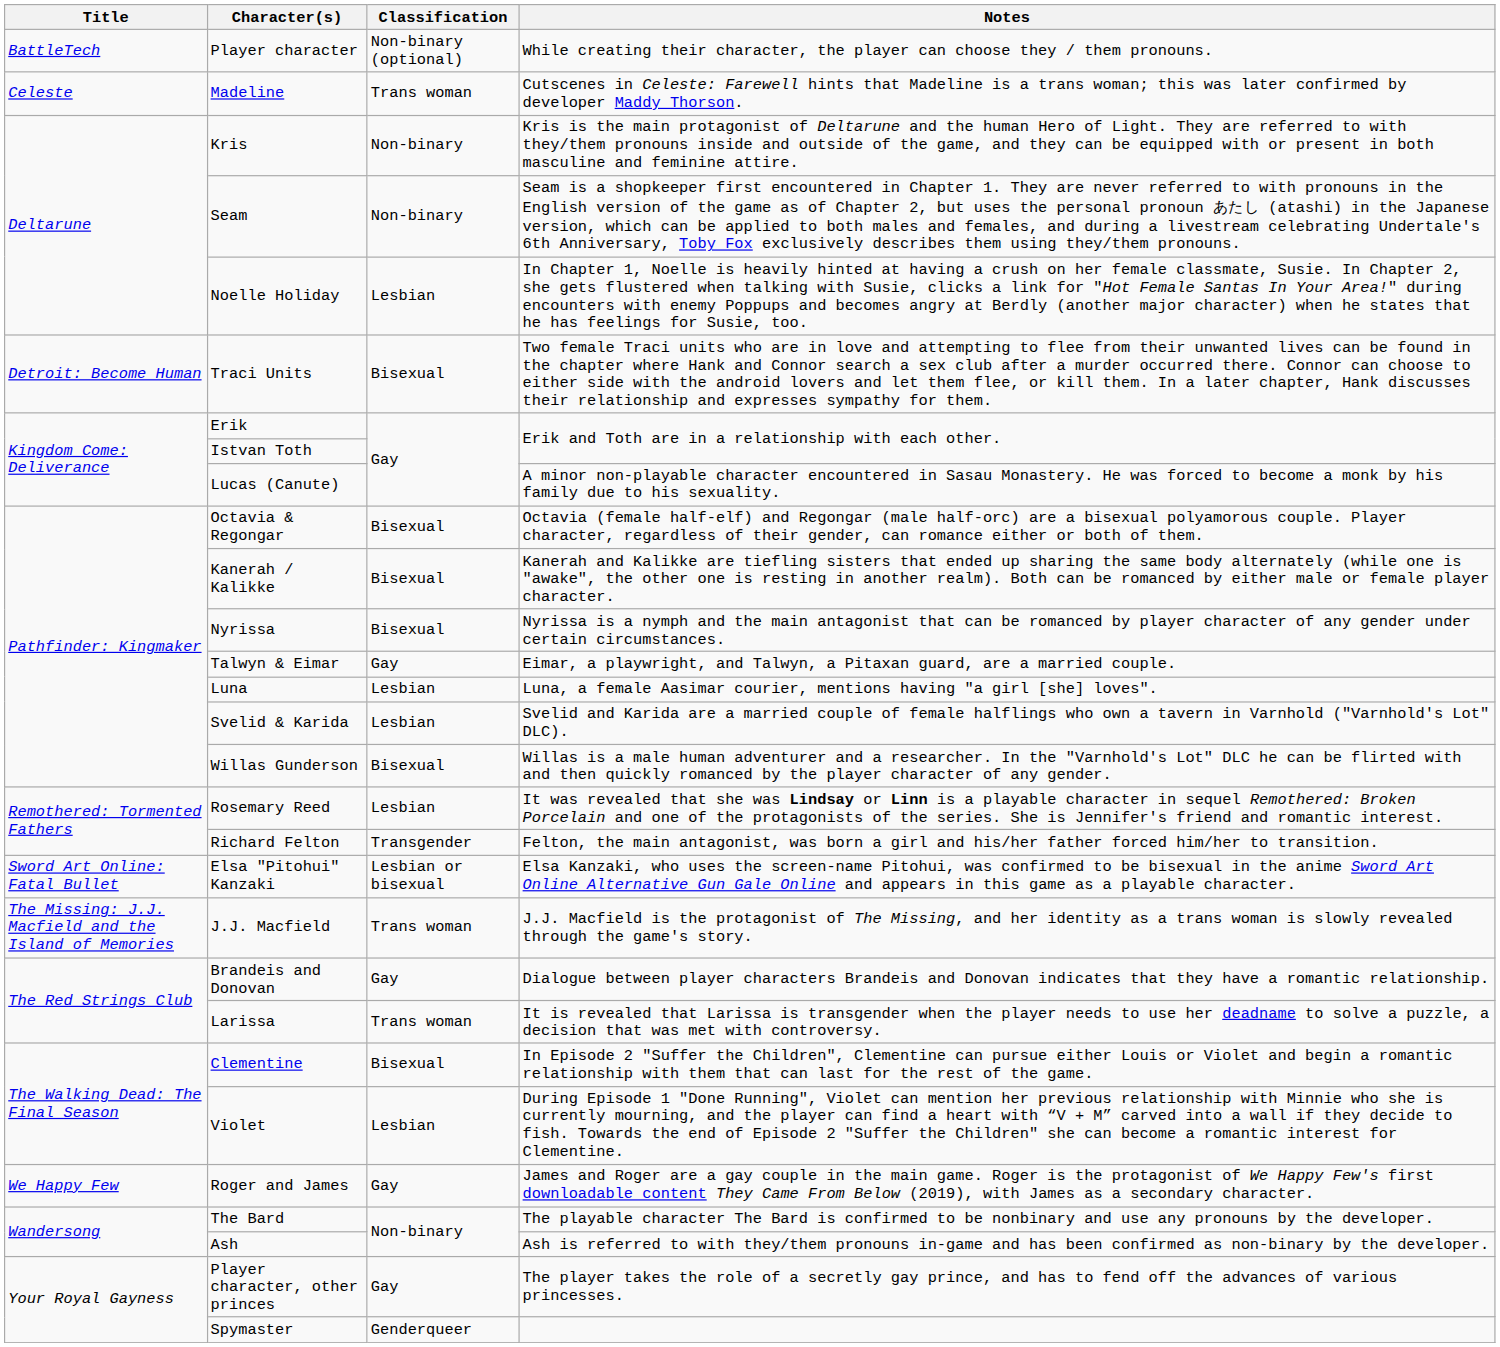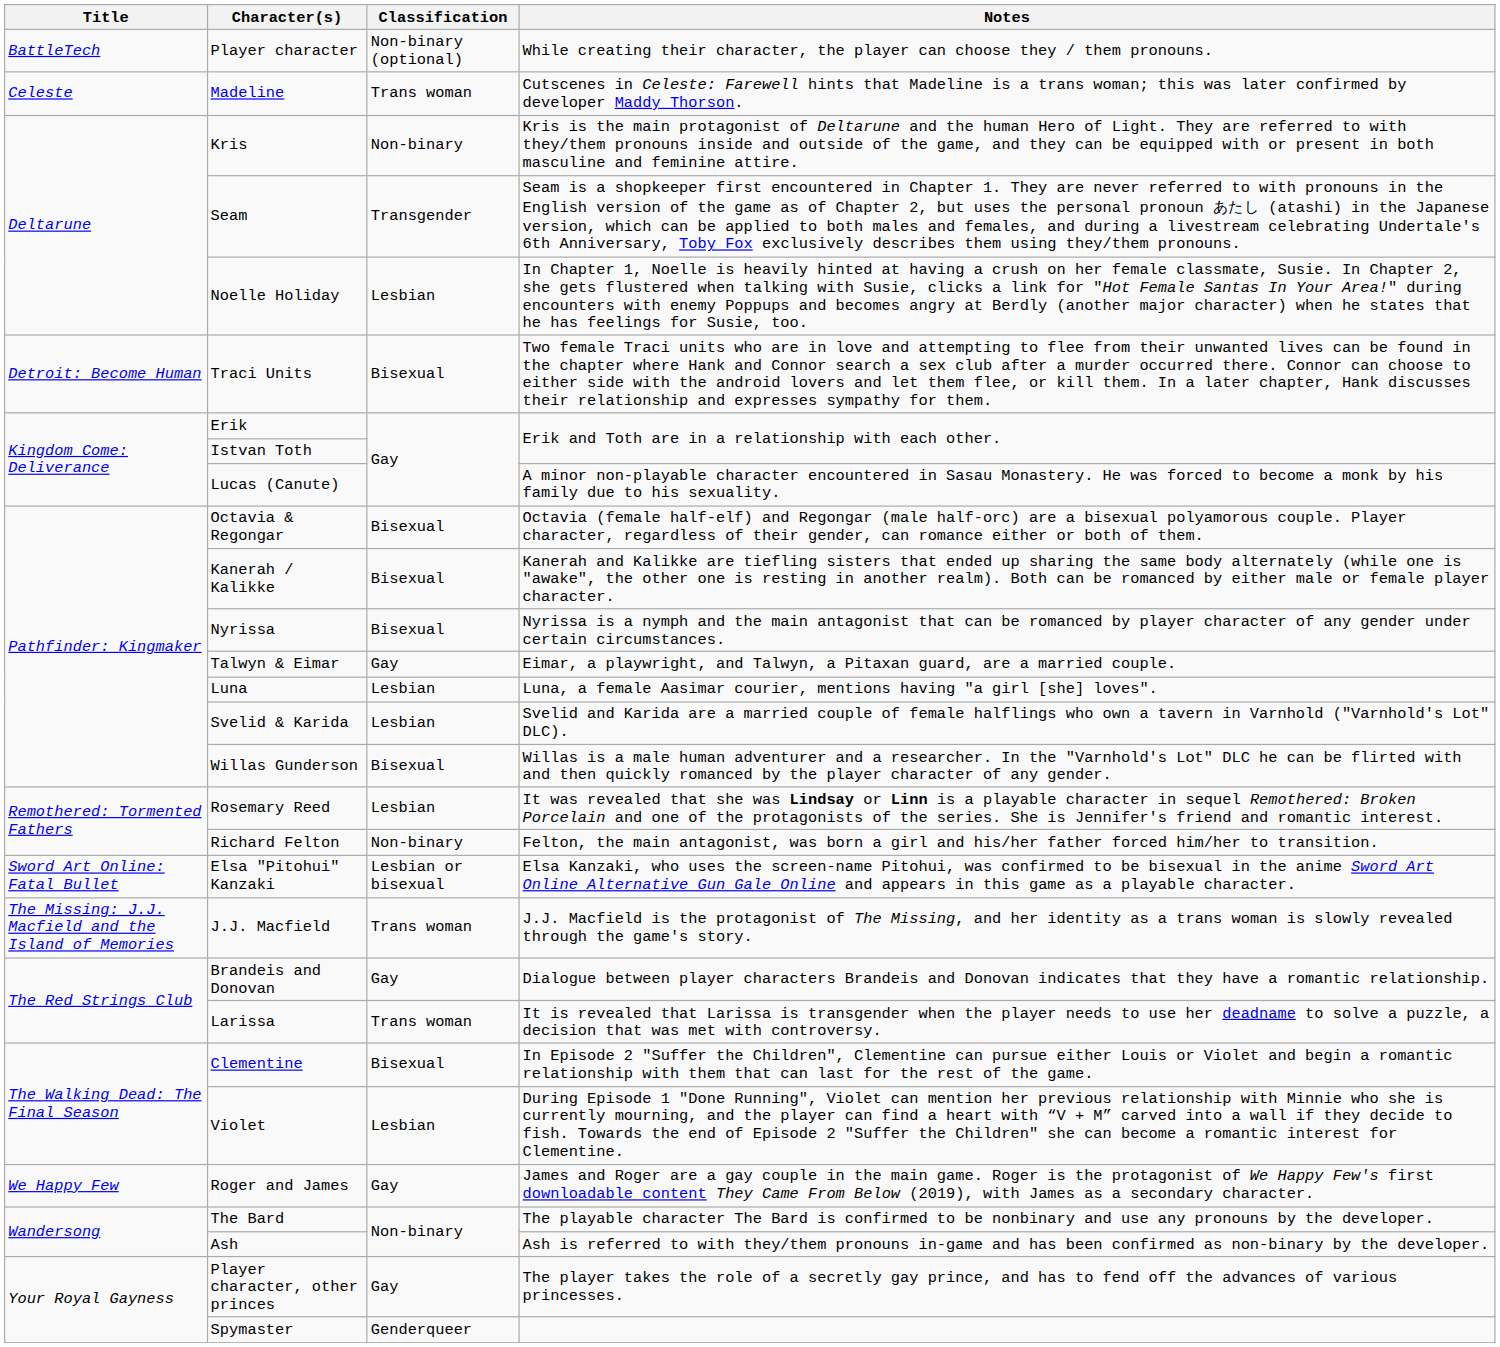(417, 216) Non-binary -> (421, 216) Transgender
(421, 842) Transgender -> (417, 842) Non-binary
